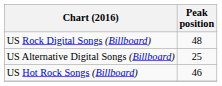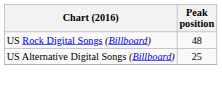- row: (72, 72)
